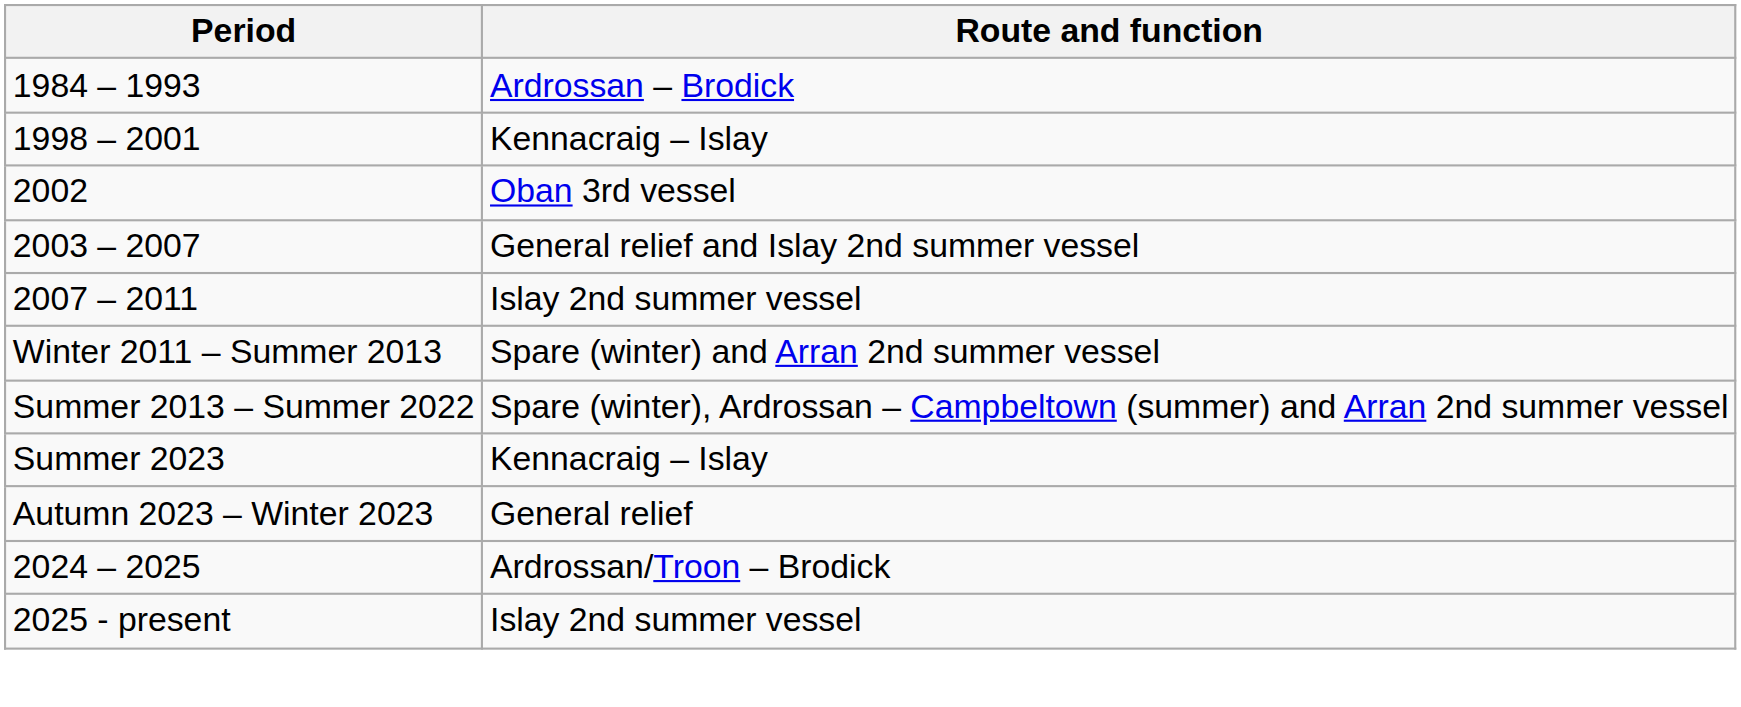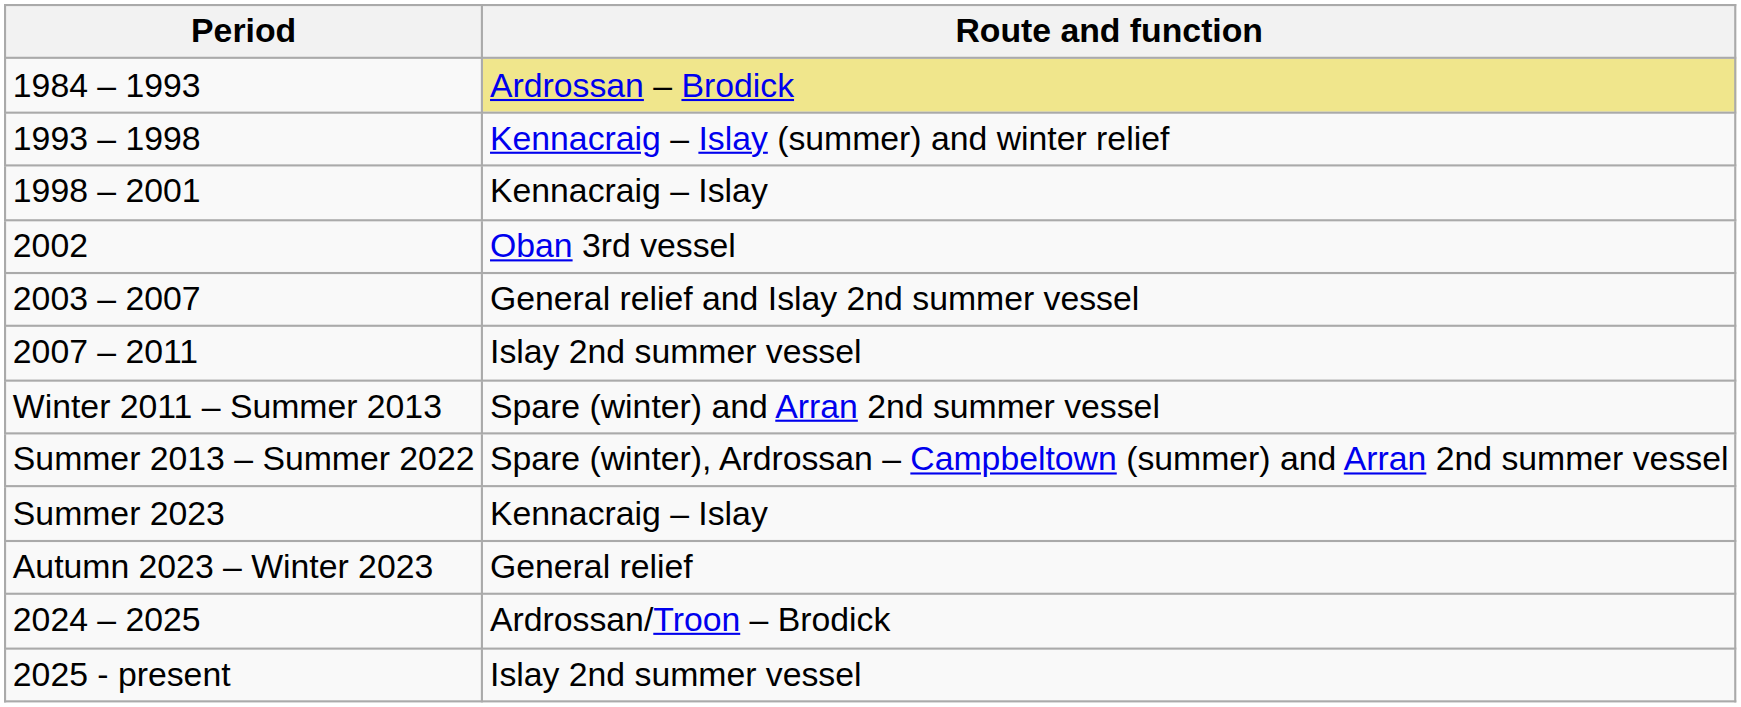(642, 84) no background -> (642, 84) khaki background
+ row: (107, 138)
